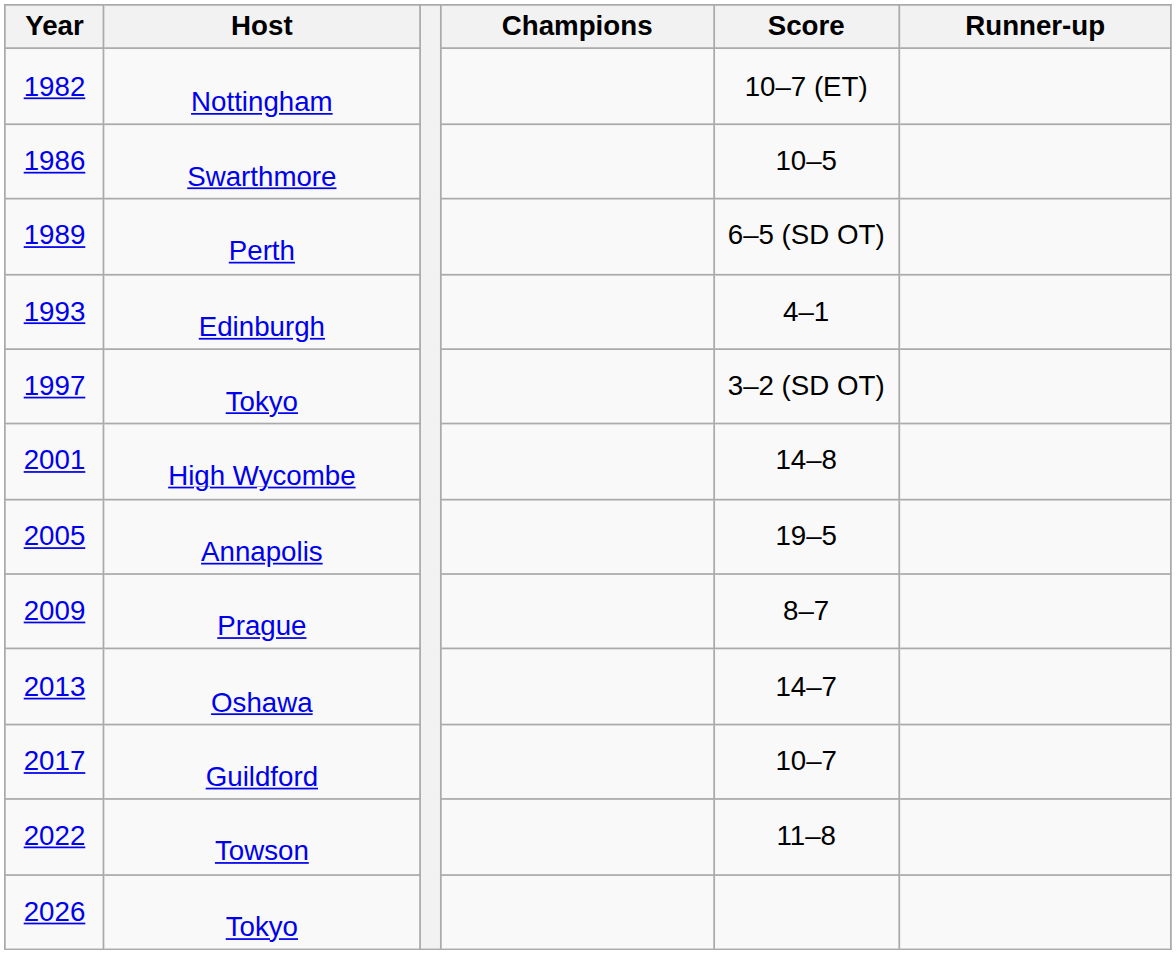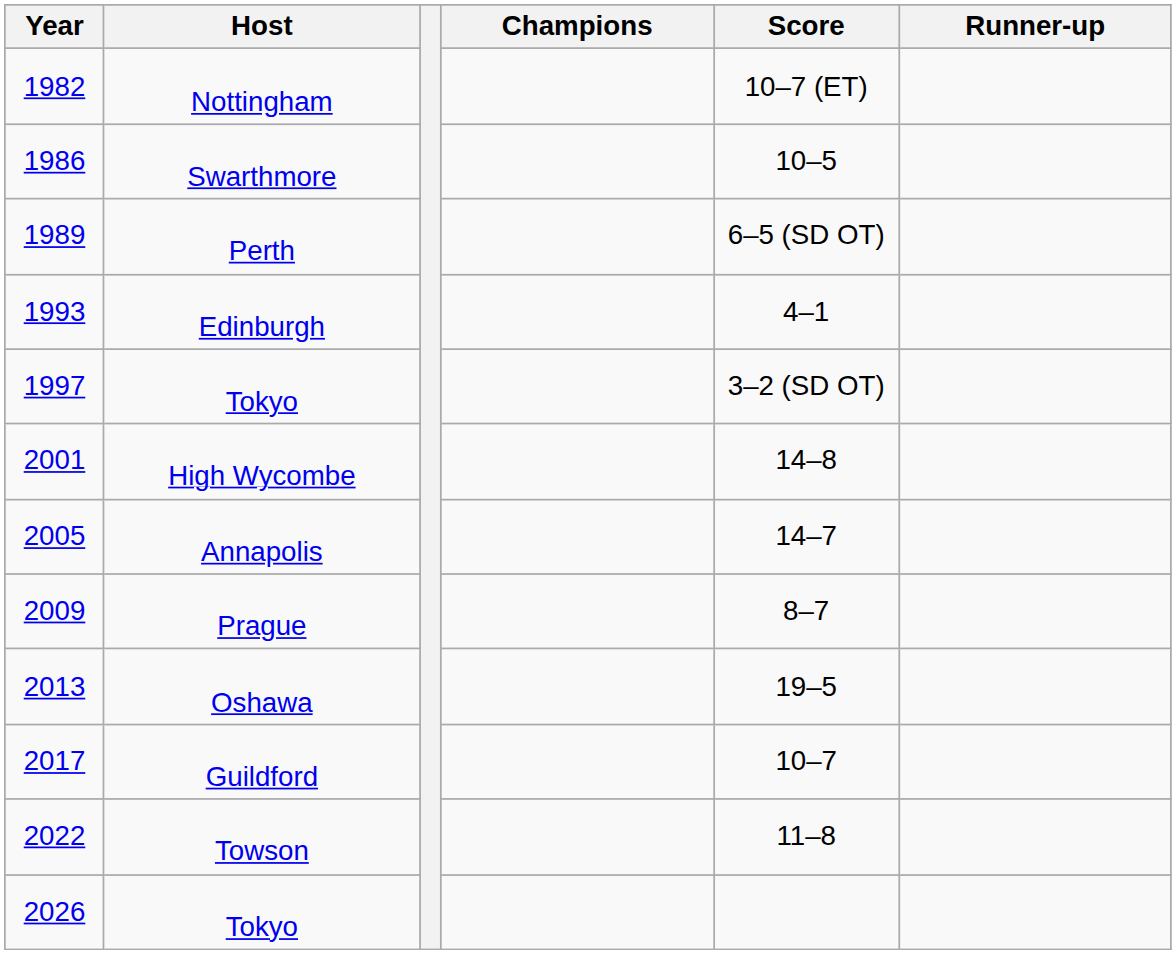(806, 536) 19–5 -> (806, 536) 14–7
(806, 686) 14–7 -> (806, 686) 19–5
